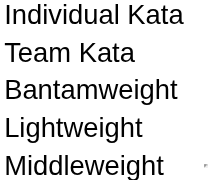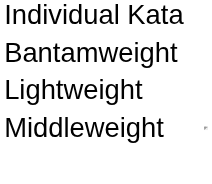- row: (70, 52)
